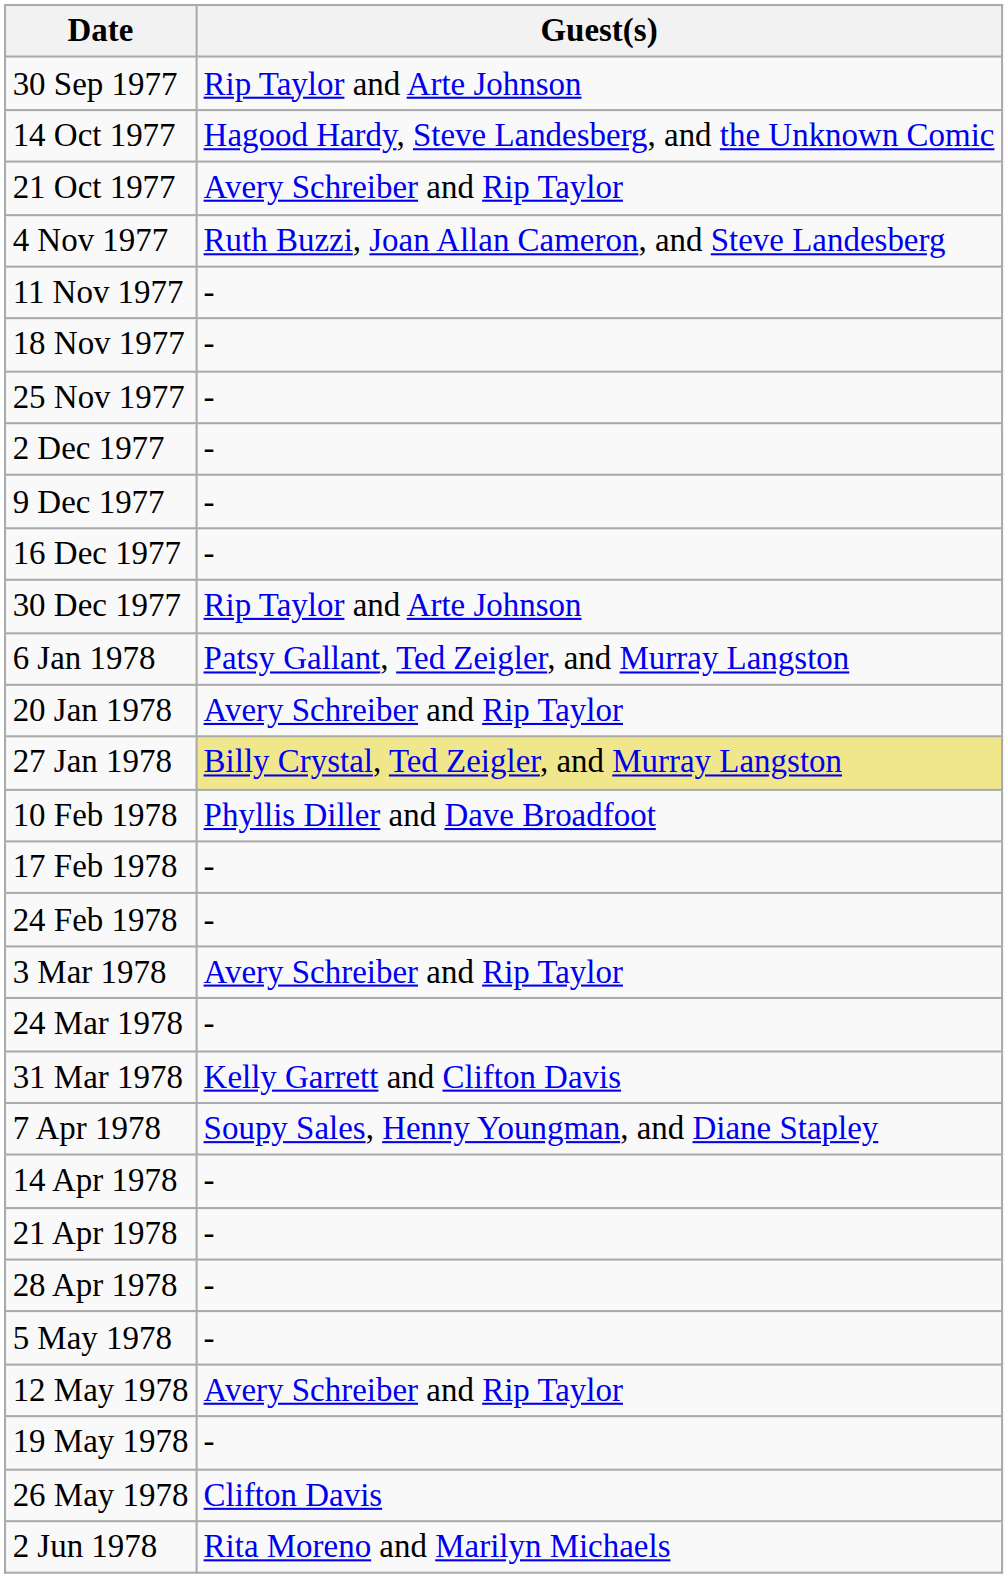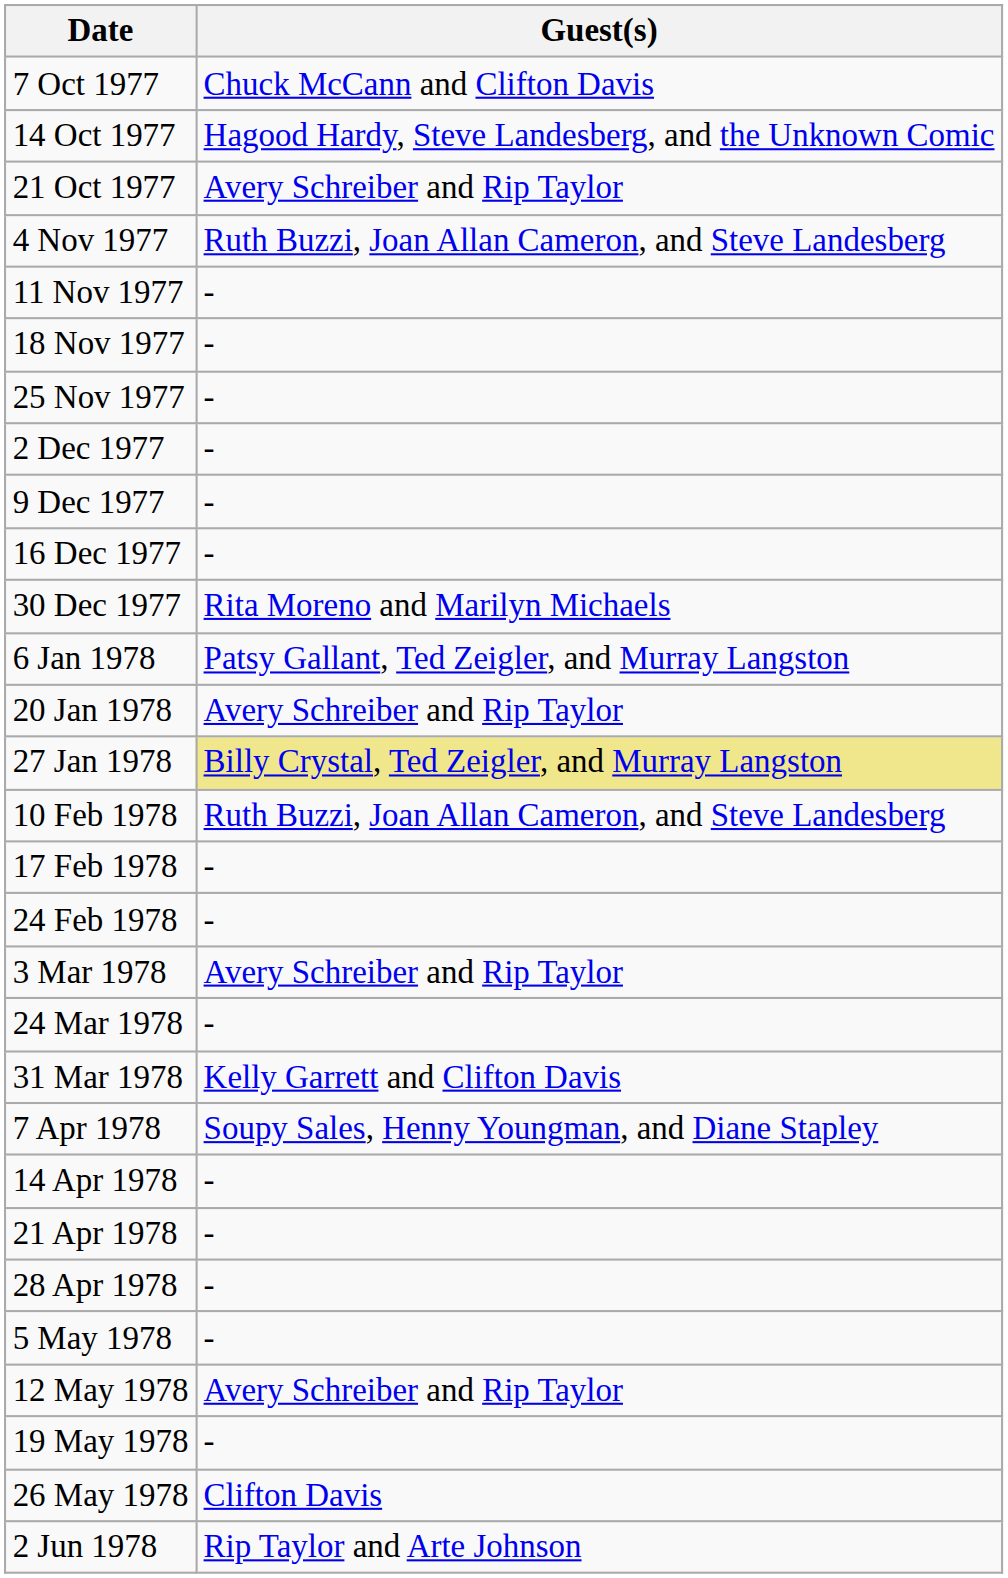- row: (95, 82)
+ row: (86, 82)
(393, 605) Rip Taylor and Arte Johnson -> (437, 605) Rita Moreno and Marilyn Michaels
(430, 814) Phyllis Diller and Dave Broadfoot -> (574, 814) Ruth Buzzi, Joan Allan Cameron, and Steve Landesberg
(437, 1546) Rita Moreno and Marilyn Michaels -> (393, 1546) Rip Taylor and Arte Johnson
